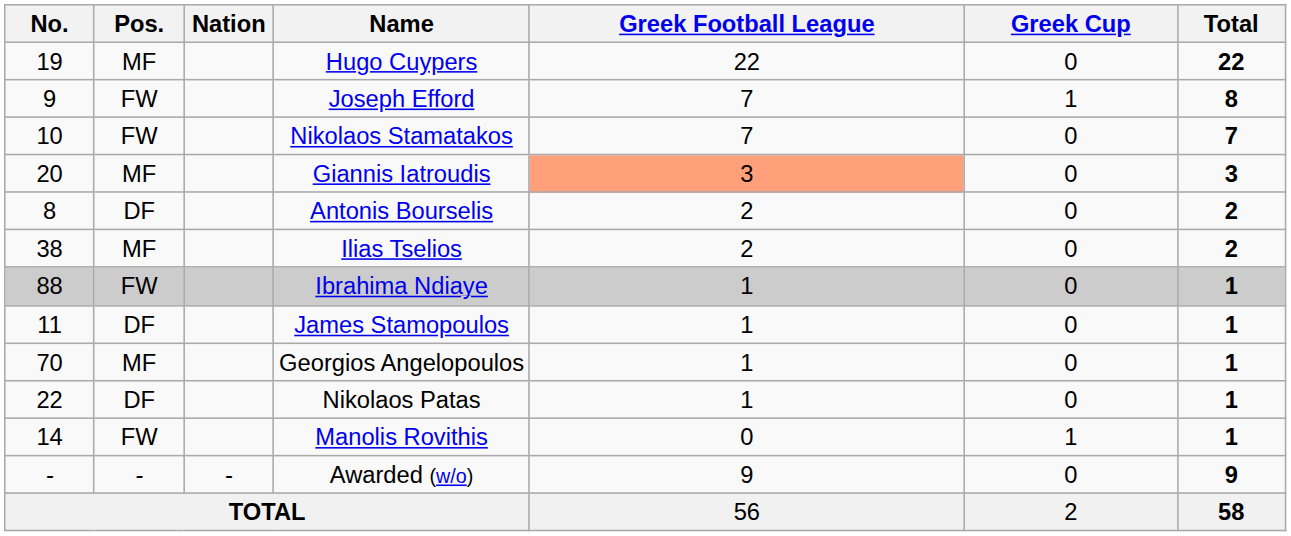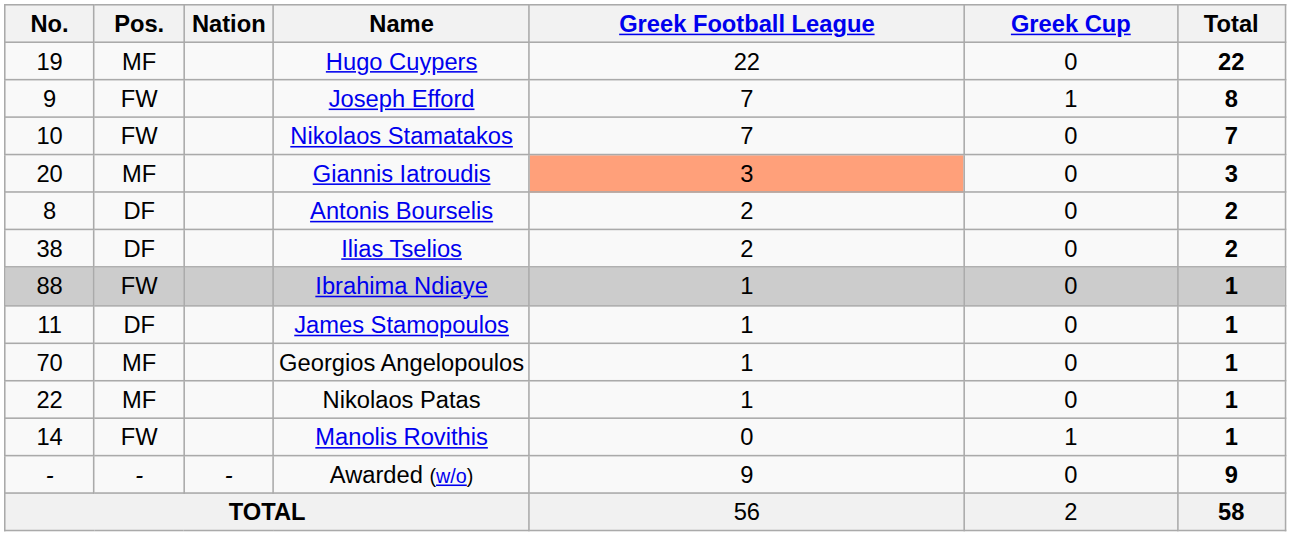(139, 249) MF -> (139, 249) DF
(139, 399) DF -> (139, 399) MF
